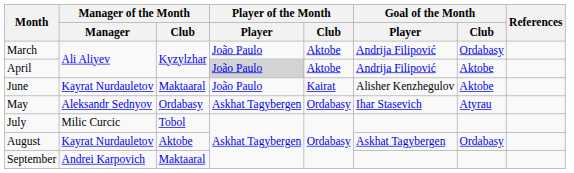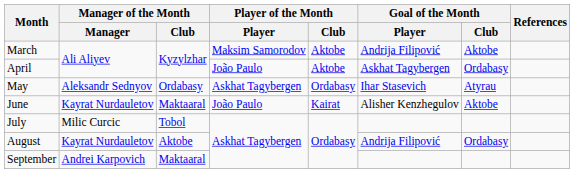(237, 50) João Paulo -> (259, 50) Maksim Samorodov
(482, 50) Ordabasy -> (481, 50) Aktobe
(237, 68) lightgrey background -> (237, 68) no background
(396, 68) Andrija Filipović -> (405, 68) Askhat Tagybergen
(477, 68) Aktobe -> (486, 68) Ordabasy
rows swapped: (18, 104) <-> (18, 86)
(401, 141) Askhat Tagybergen -> (400, 141) Andrija Filipović
